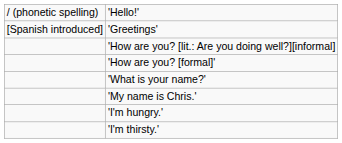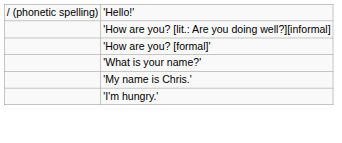- row: (133, 29)
- row: (133, 130)
